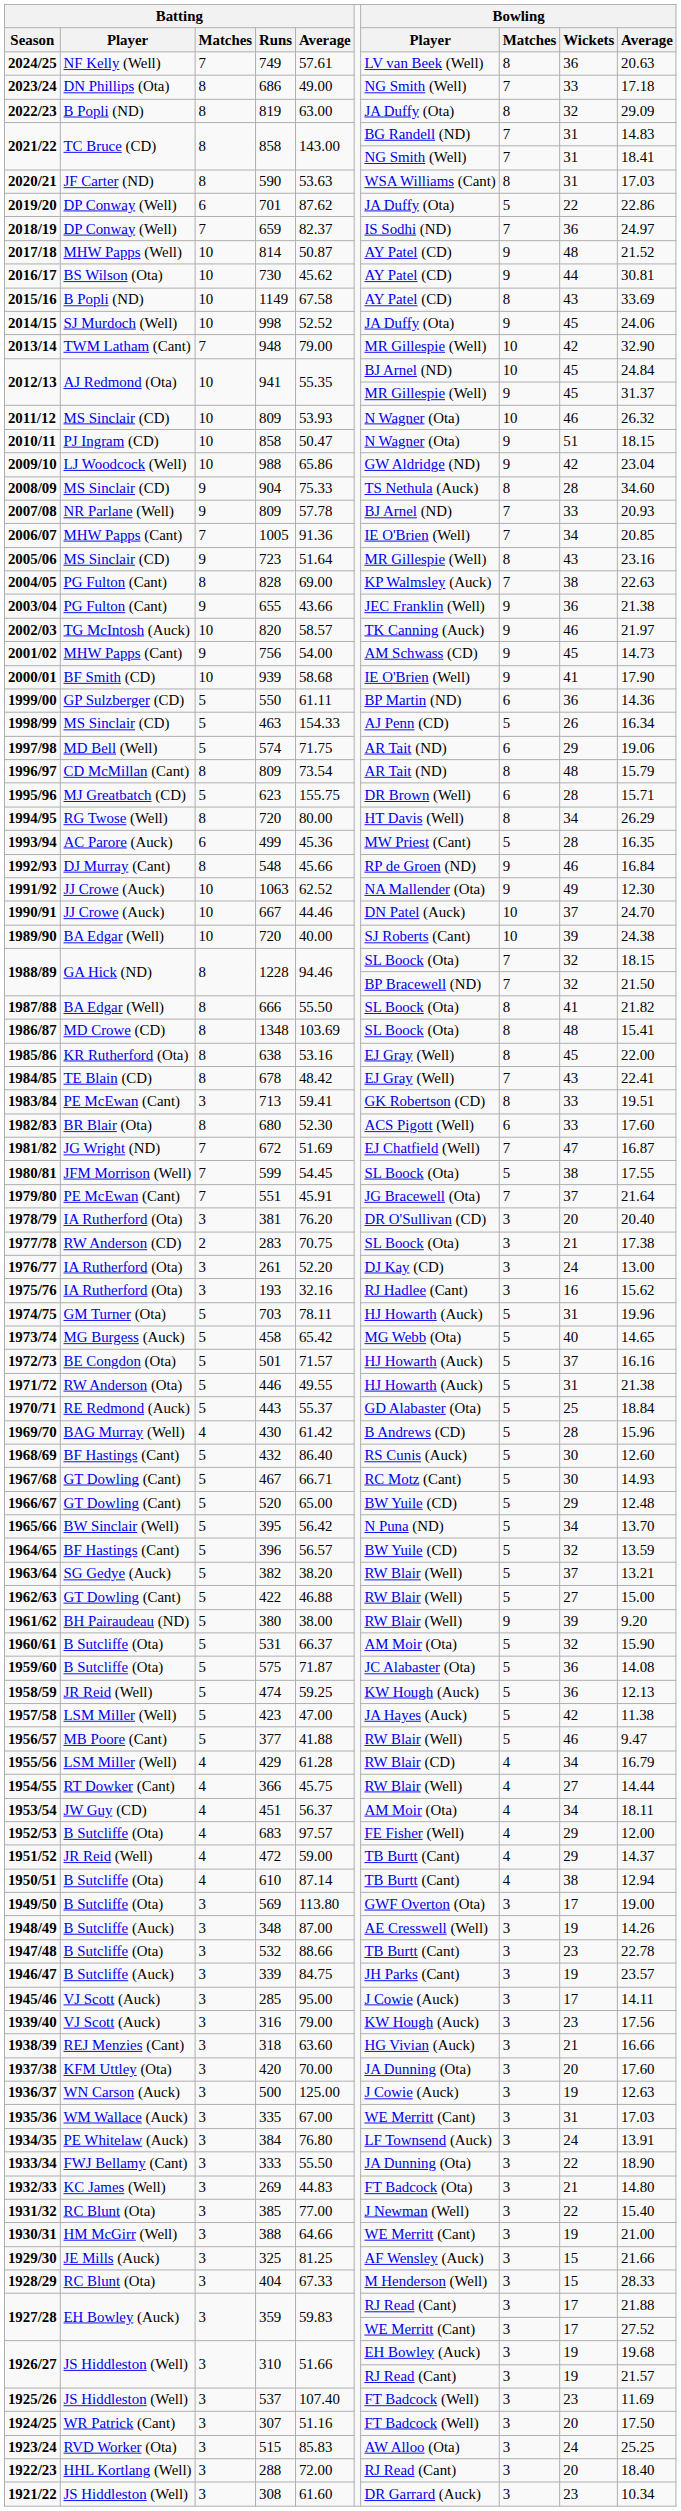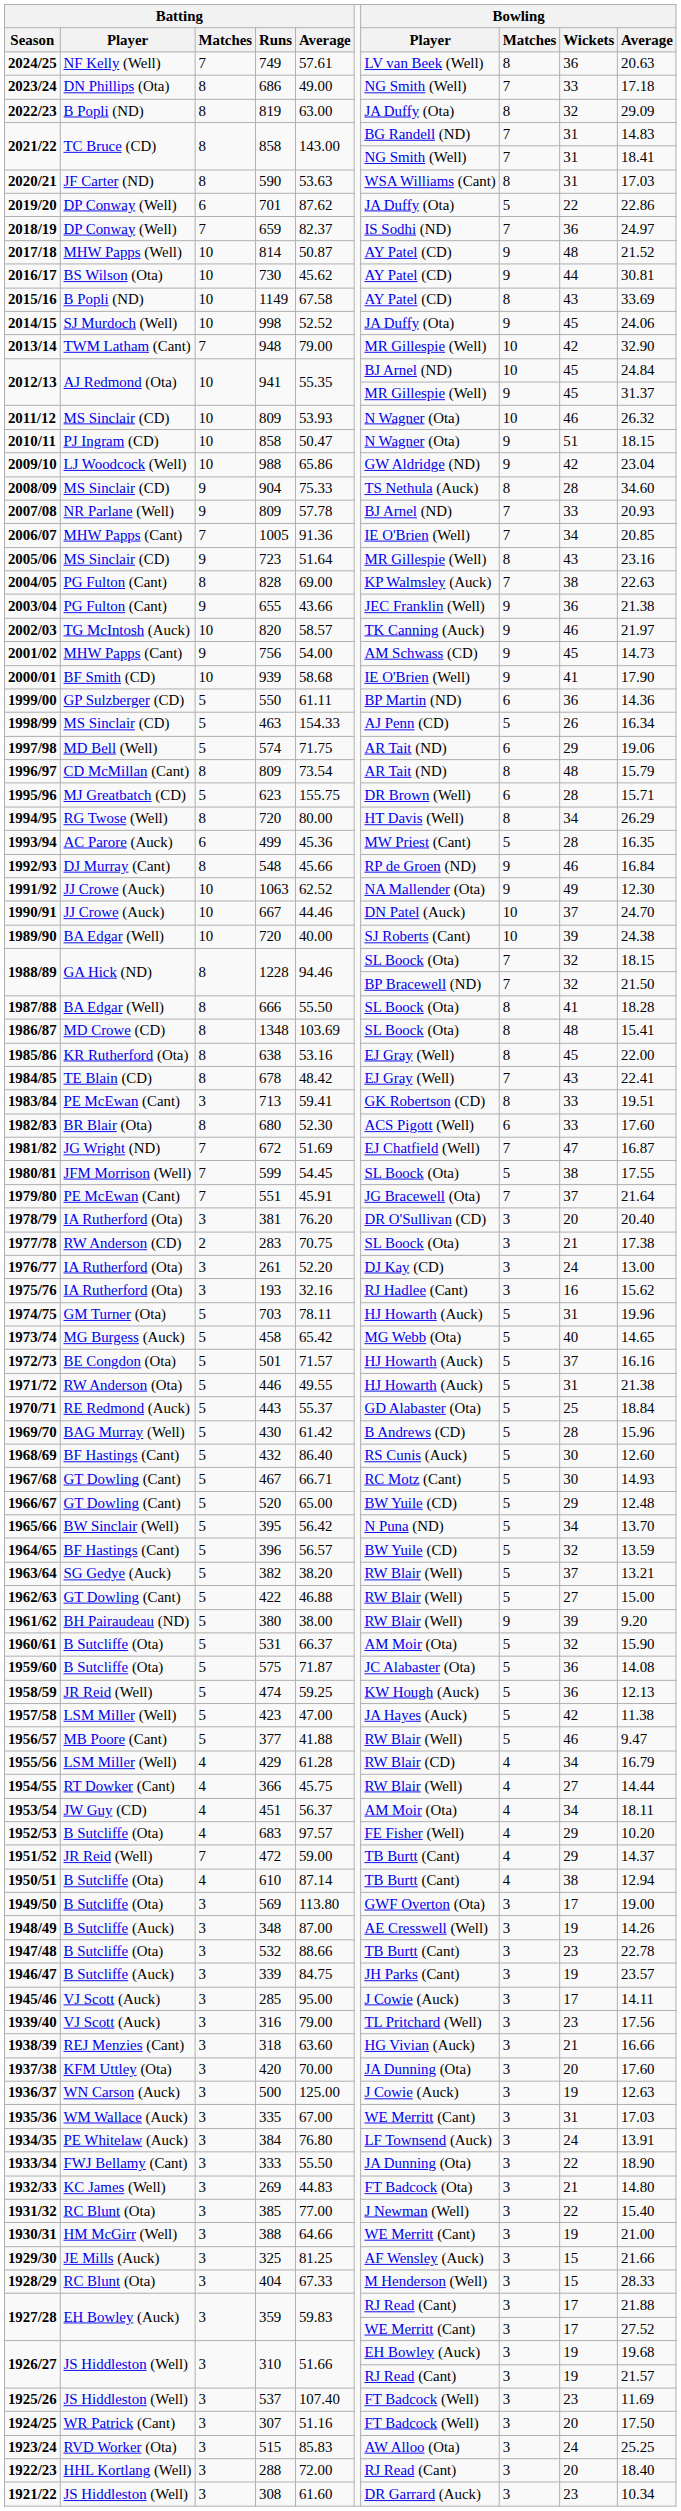(638, 1007) 21.82 -> (638, 1007) 18.28
(202, 1432) 4 -> (202, 1432) 5
(638, 1833) 12.00 -> (638, 1833) 10.20
(202, 1857) 4 -> (202, 1857) 7
(422, 2022) KW Hough (Auck) -> (423, 2022) TL Pritchard (Well)
